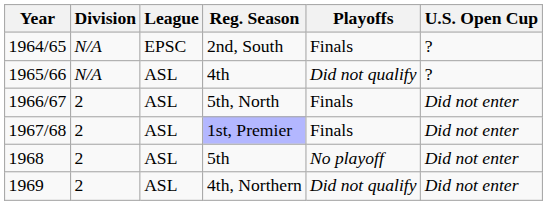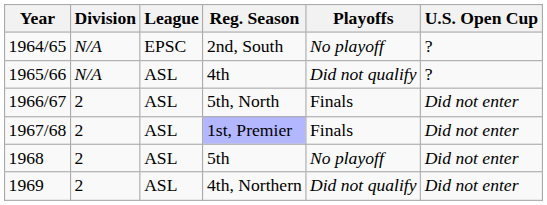(331, 46) Finals -> (347, 46) No playoff
